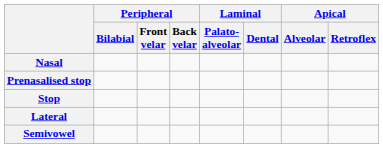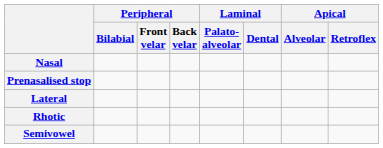- row: (49, 98)
+ row: (49, 116)
